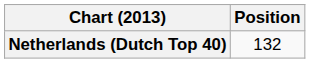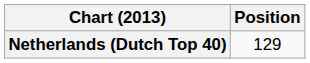(267, 44) 132 -> (267, 44) 129
